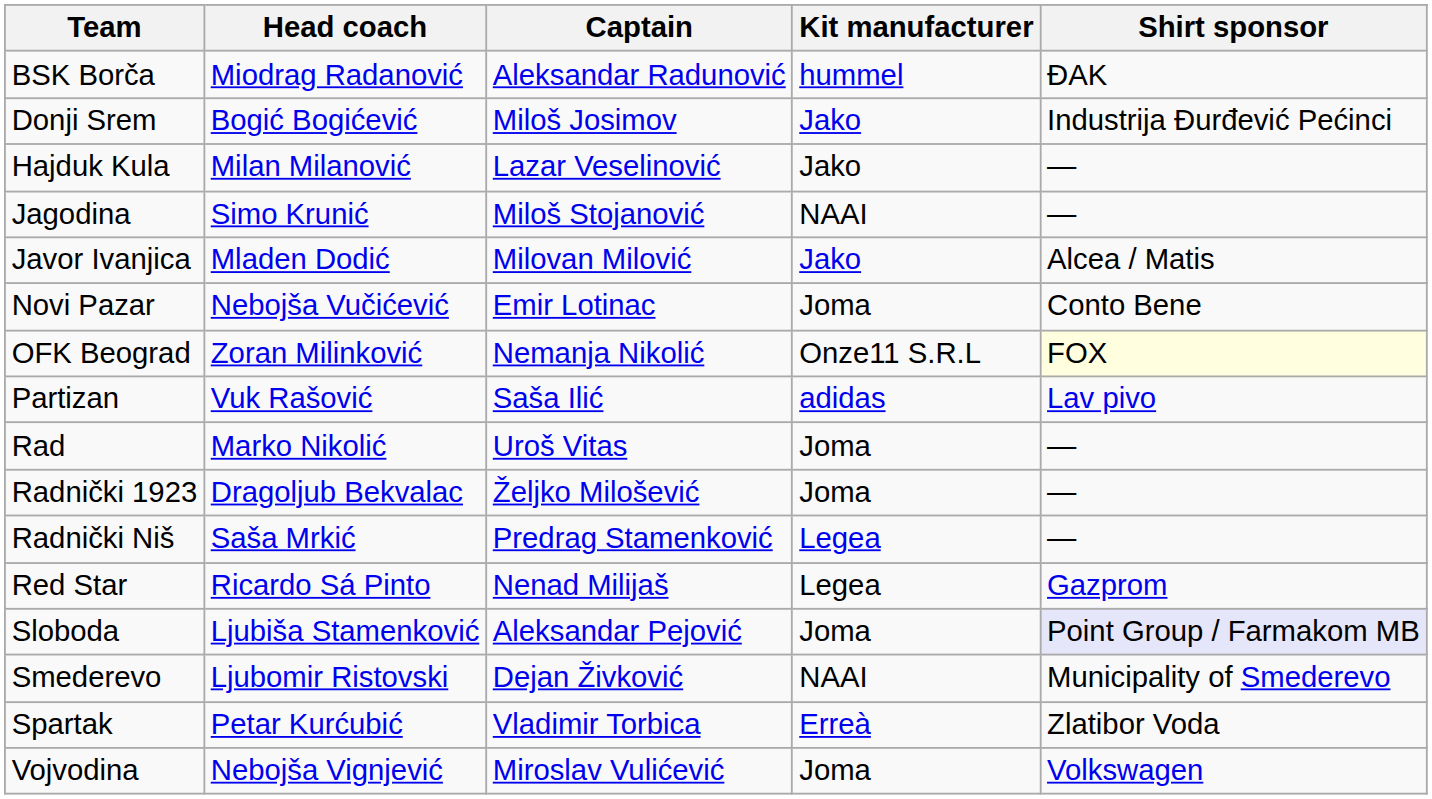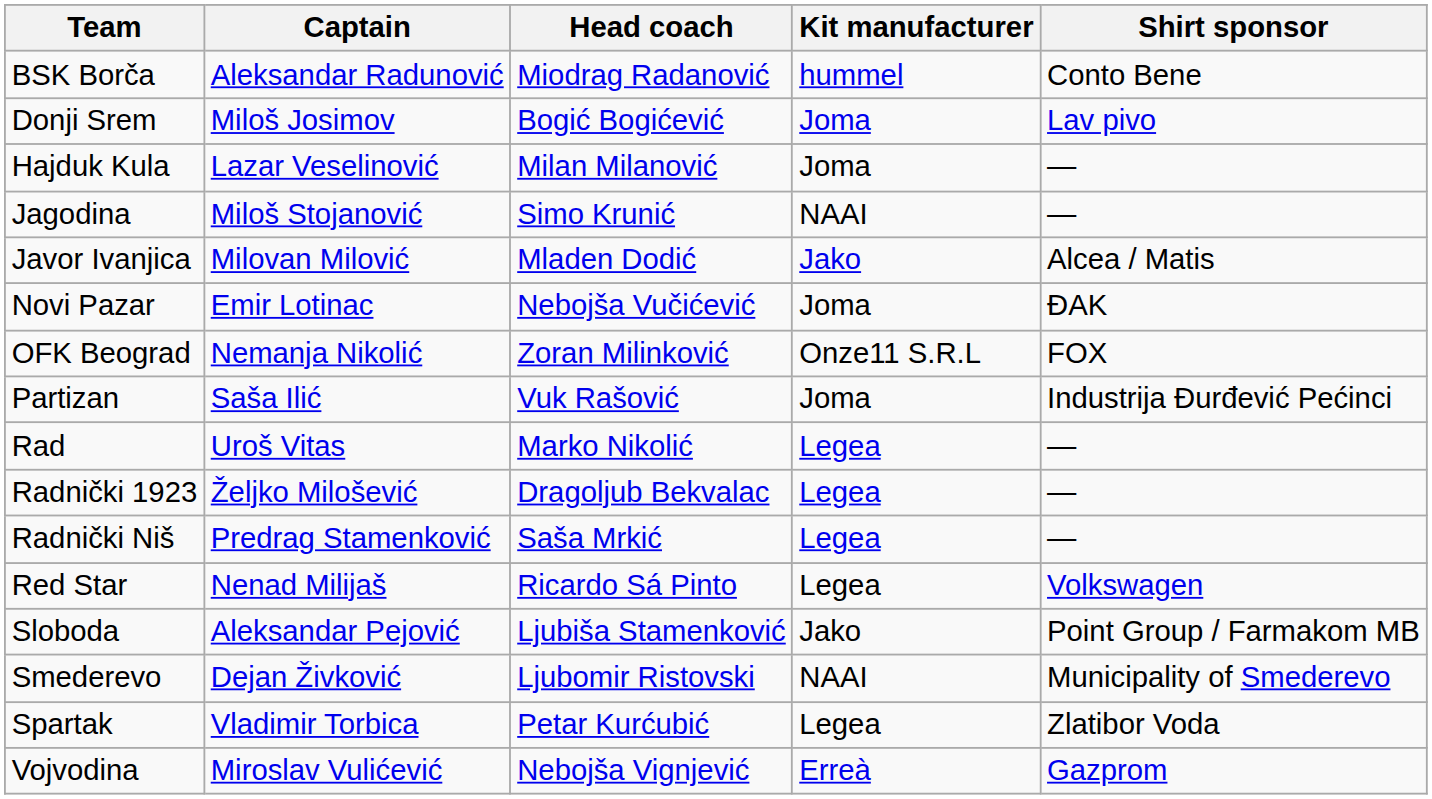columns swapped: (345, 27) <-> (639, 27)
(1077, 74) ĐAK -> (1124, 74) Conto Bene
(830, 120) Jako -> (835, 120) Joma
(1220, 120) Industrija Đurđević Pećinci -> (1102, 120) Lav pivo
(830, 167) Jako -> (835, 167) Joma
(1124, 306) Conto Bene -> (1077, 306) ĐAK
(1077, 352) lightyellow background -> (1077, 352) no background
(842, 399) adidas -> (835, 399) Joma
(1102, 399) Lav pivo -> (1220, 399) Industrija Đurđević Pećinci
(835, 445) Joma -> (840, 445) Legea
(835, 492) Joma -> (840, 492) Legea
(1107, 584) Gazprom -> (1125, 584) Volkswagen
(835, 631) Joma -> (830, 631) Jako
(1233, 631) lavender background -> (1233, 631) no background
(835, 724) Erreà -> (840, 724) Legea
(835, 770) Joma -> (835, 770) Erreà
(1125, 770) Volkswagen -> (1107, 770) Gazprom
